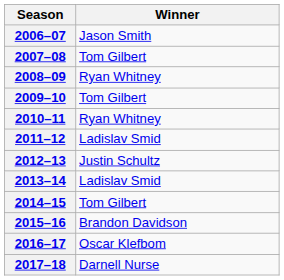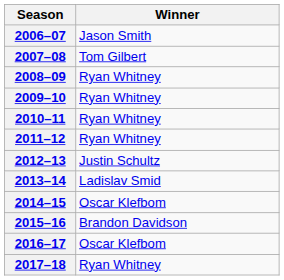(113, 98) Tom Gilbert -> (120, 98) Ryan Whitney
(120, 139) Ladislav Smid -> (120, 139) Ryan Whitney
(113, 202) Tom Gilbert -> (122, 202) Oscar Klefbom
(119, 264) Darnell Nurse -> (120, 264) Ryan Whitney
